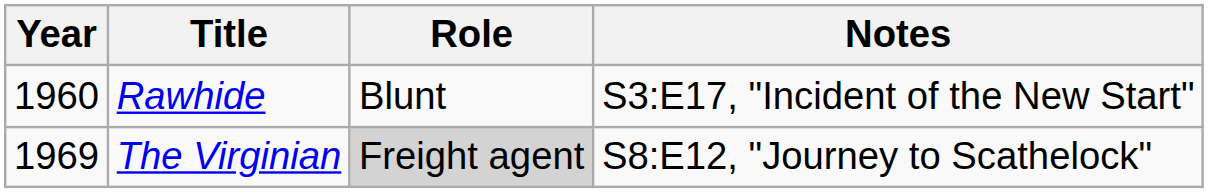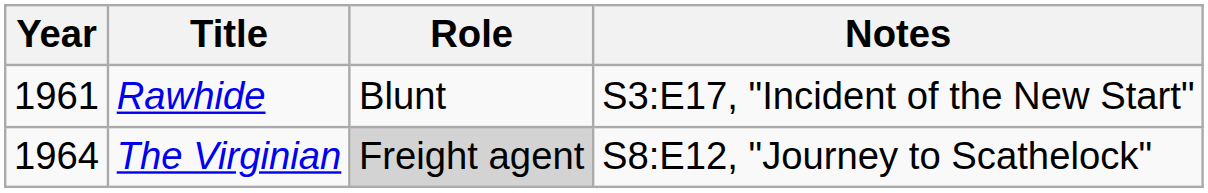(57, 95) 1960 -> (57, 95) 1961
(57, 156) 1969 -> (57, 156) 1964
